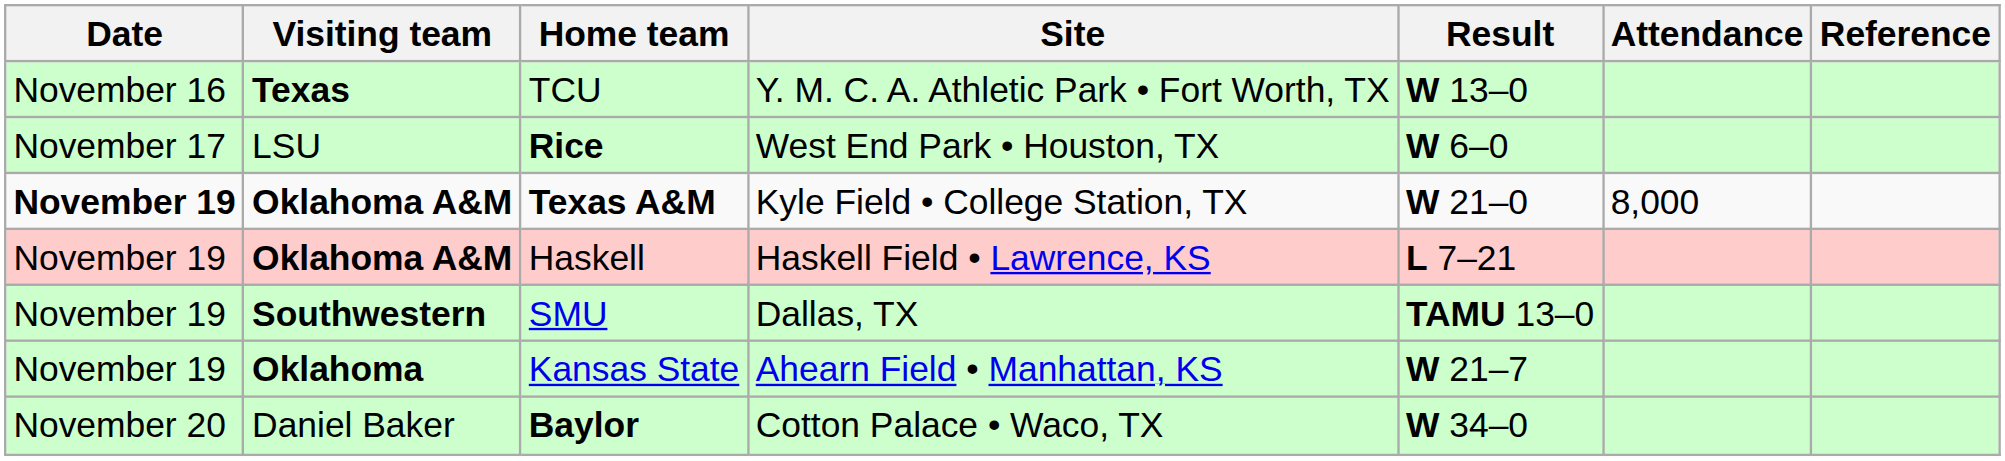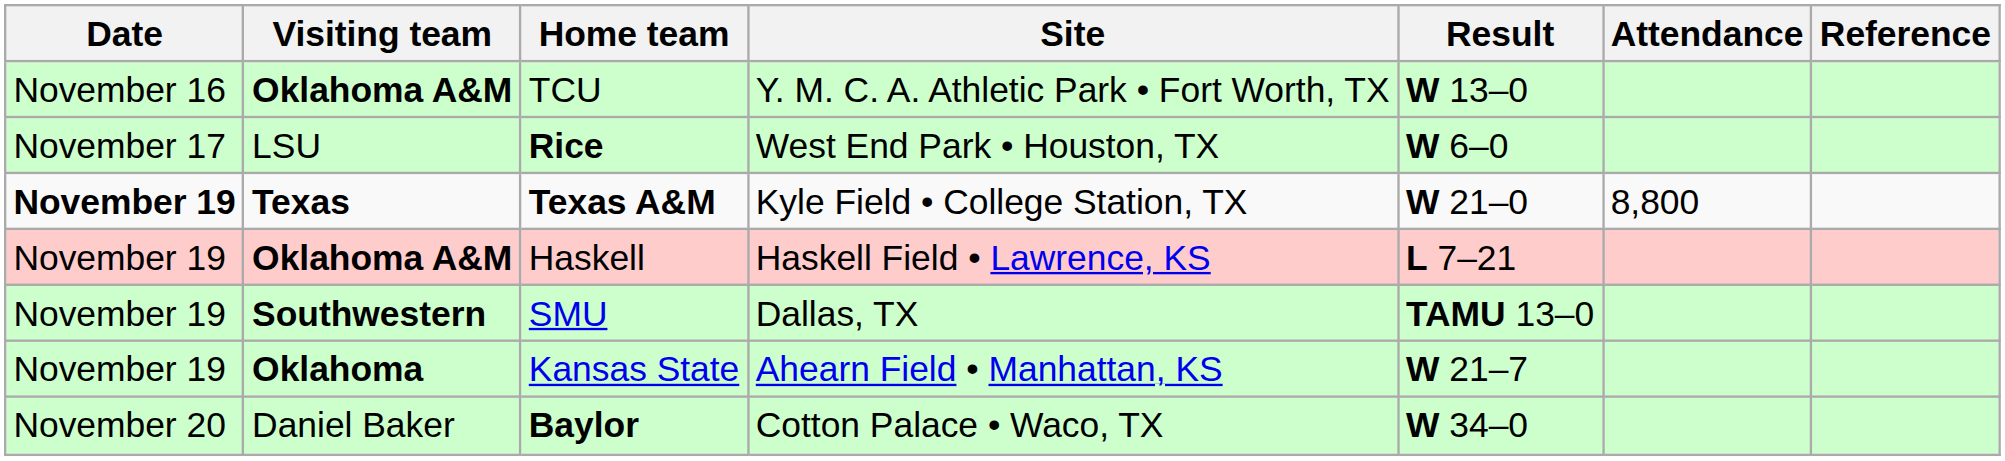(301, 89) Texas -> (382, 89) Oklahoma A&M
(382, 202) Oklahoma A&M -> (301, 202) Texas
(1655, 202) 8,000 -> (1655, 202) 8,800
